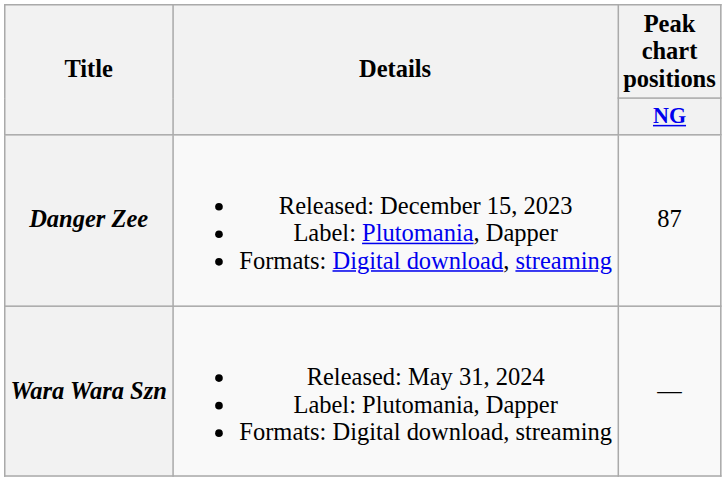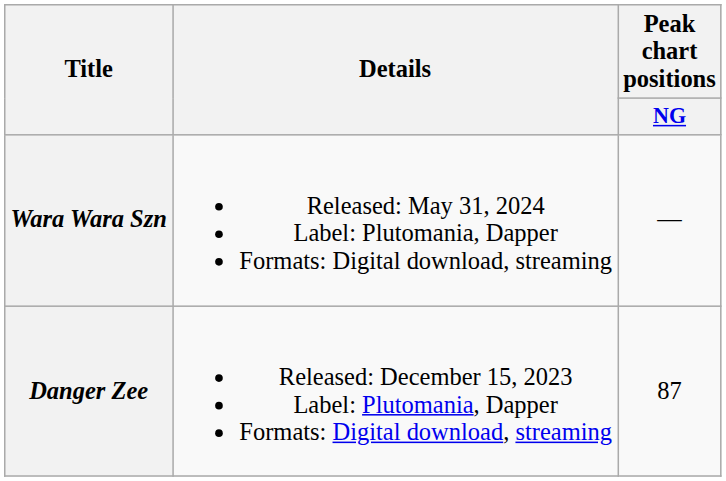rows swapped: (89, 219) <-> (89, 390)
